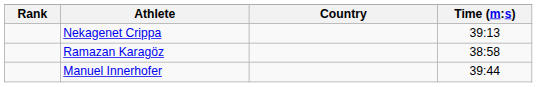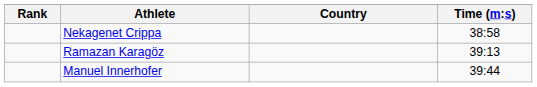(485, 33) 39:13 -> (485, 33) 38:58
(485, 52) 38:58 -> (485, 52) 39:13
